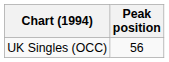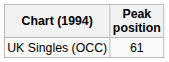(137, 47) 56 -> (137, 47) 61
